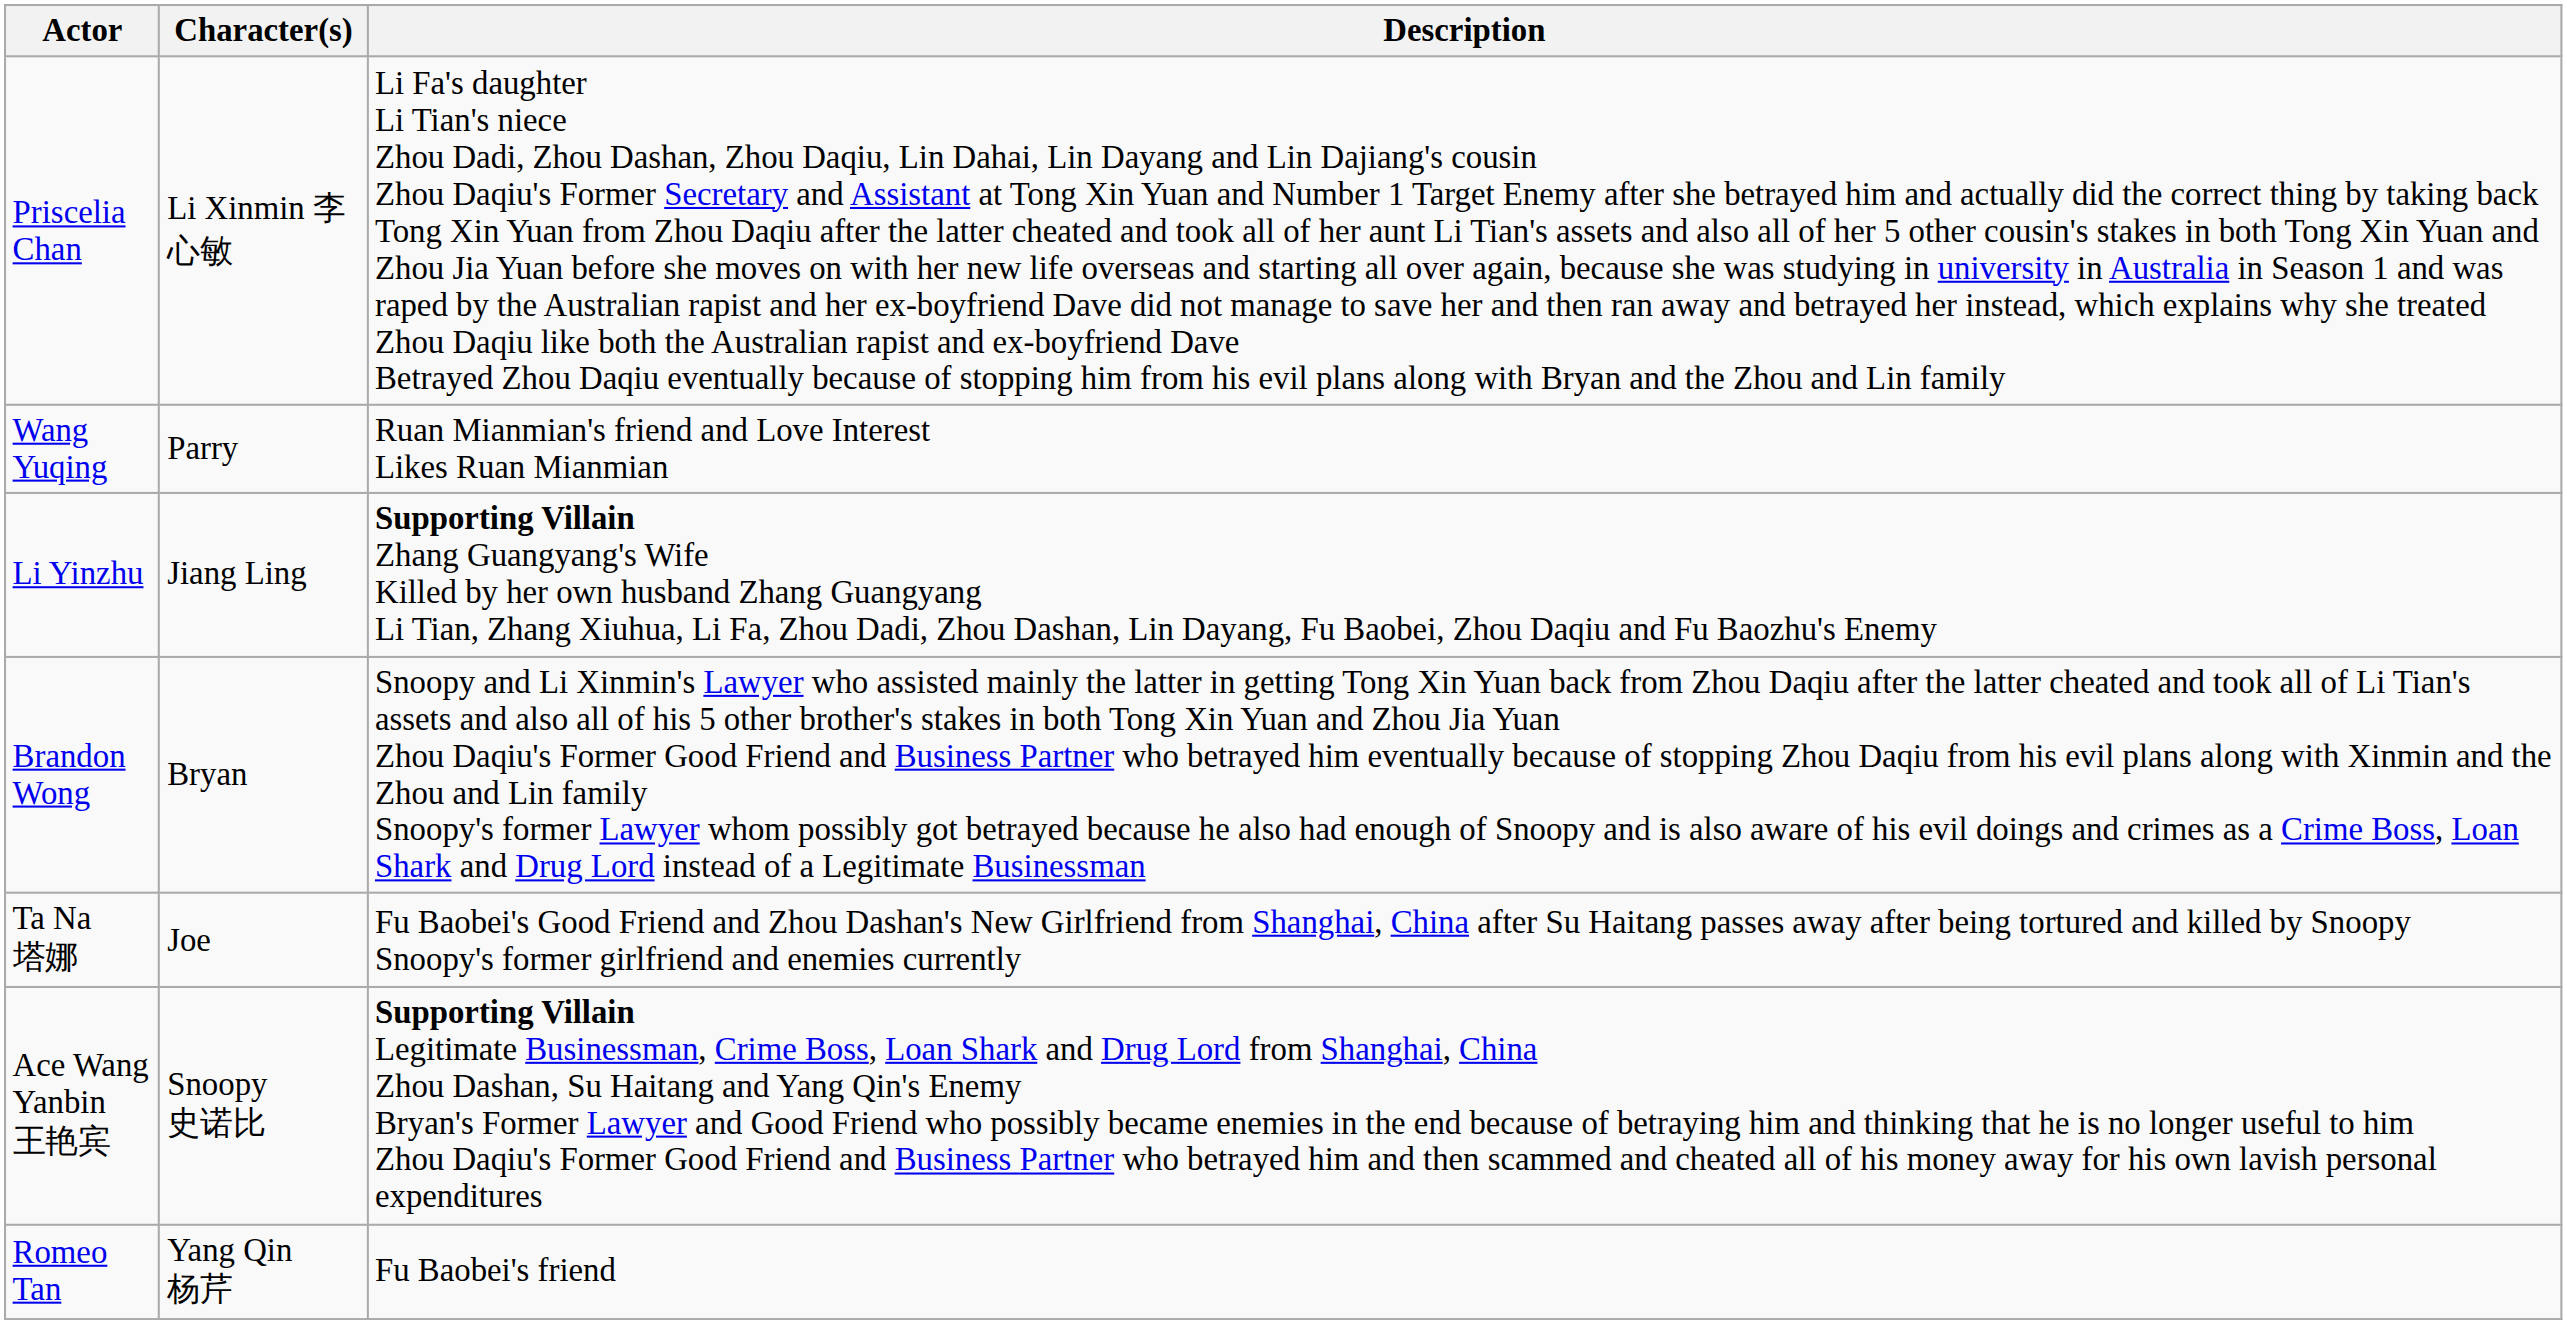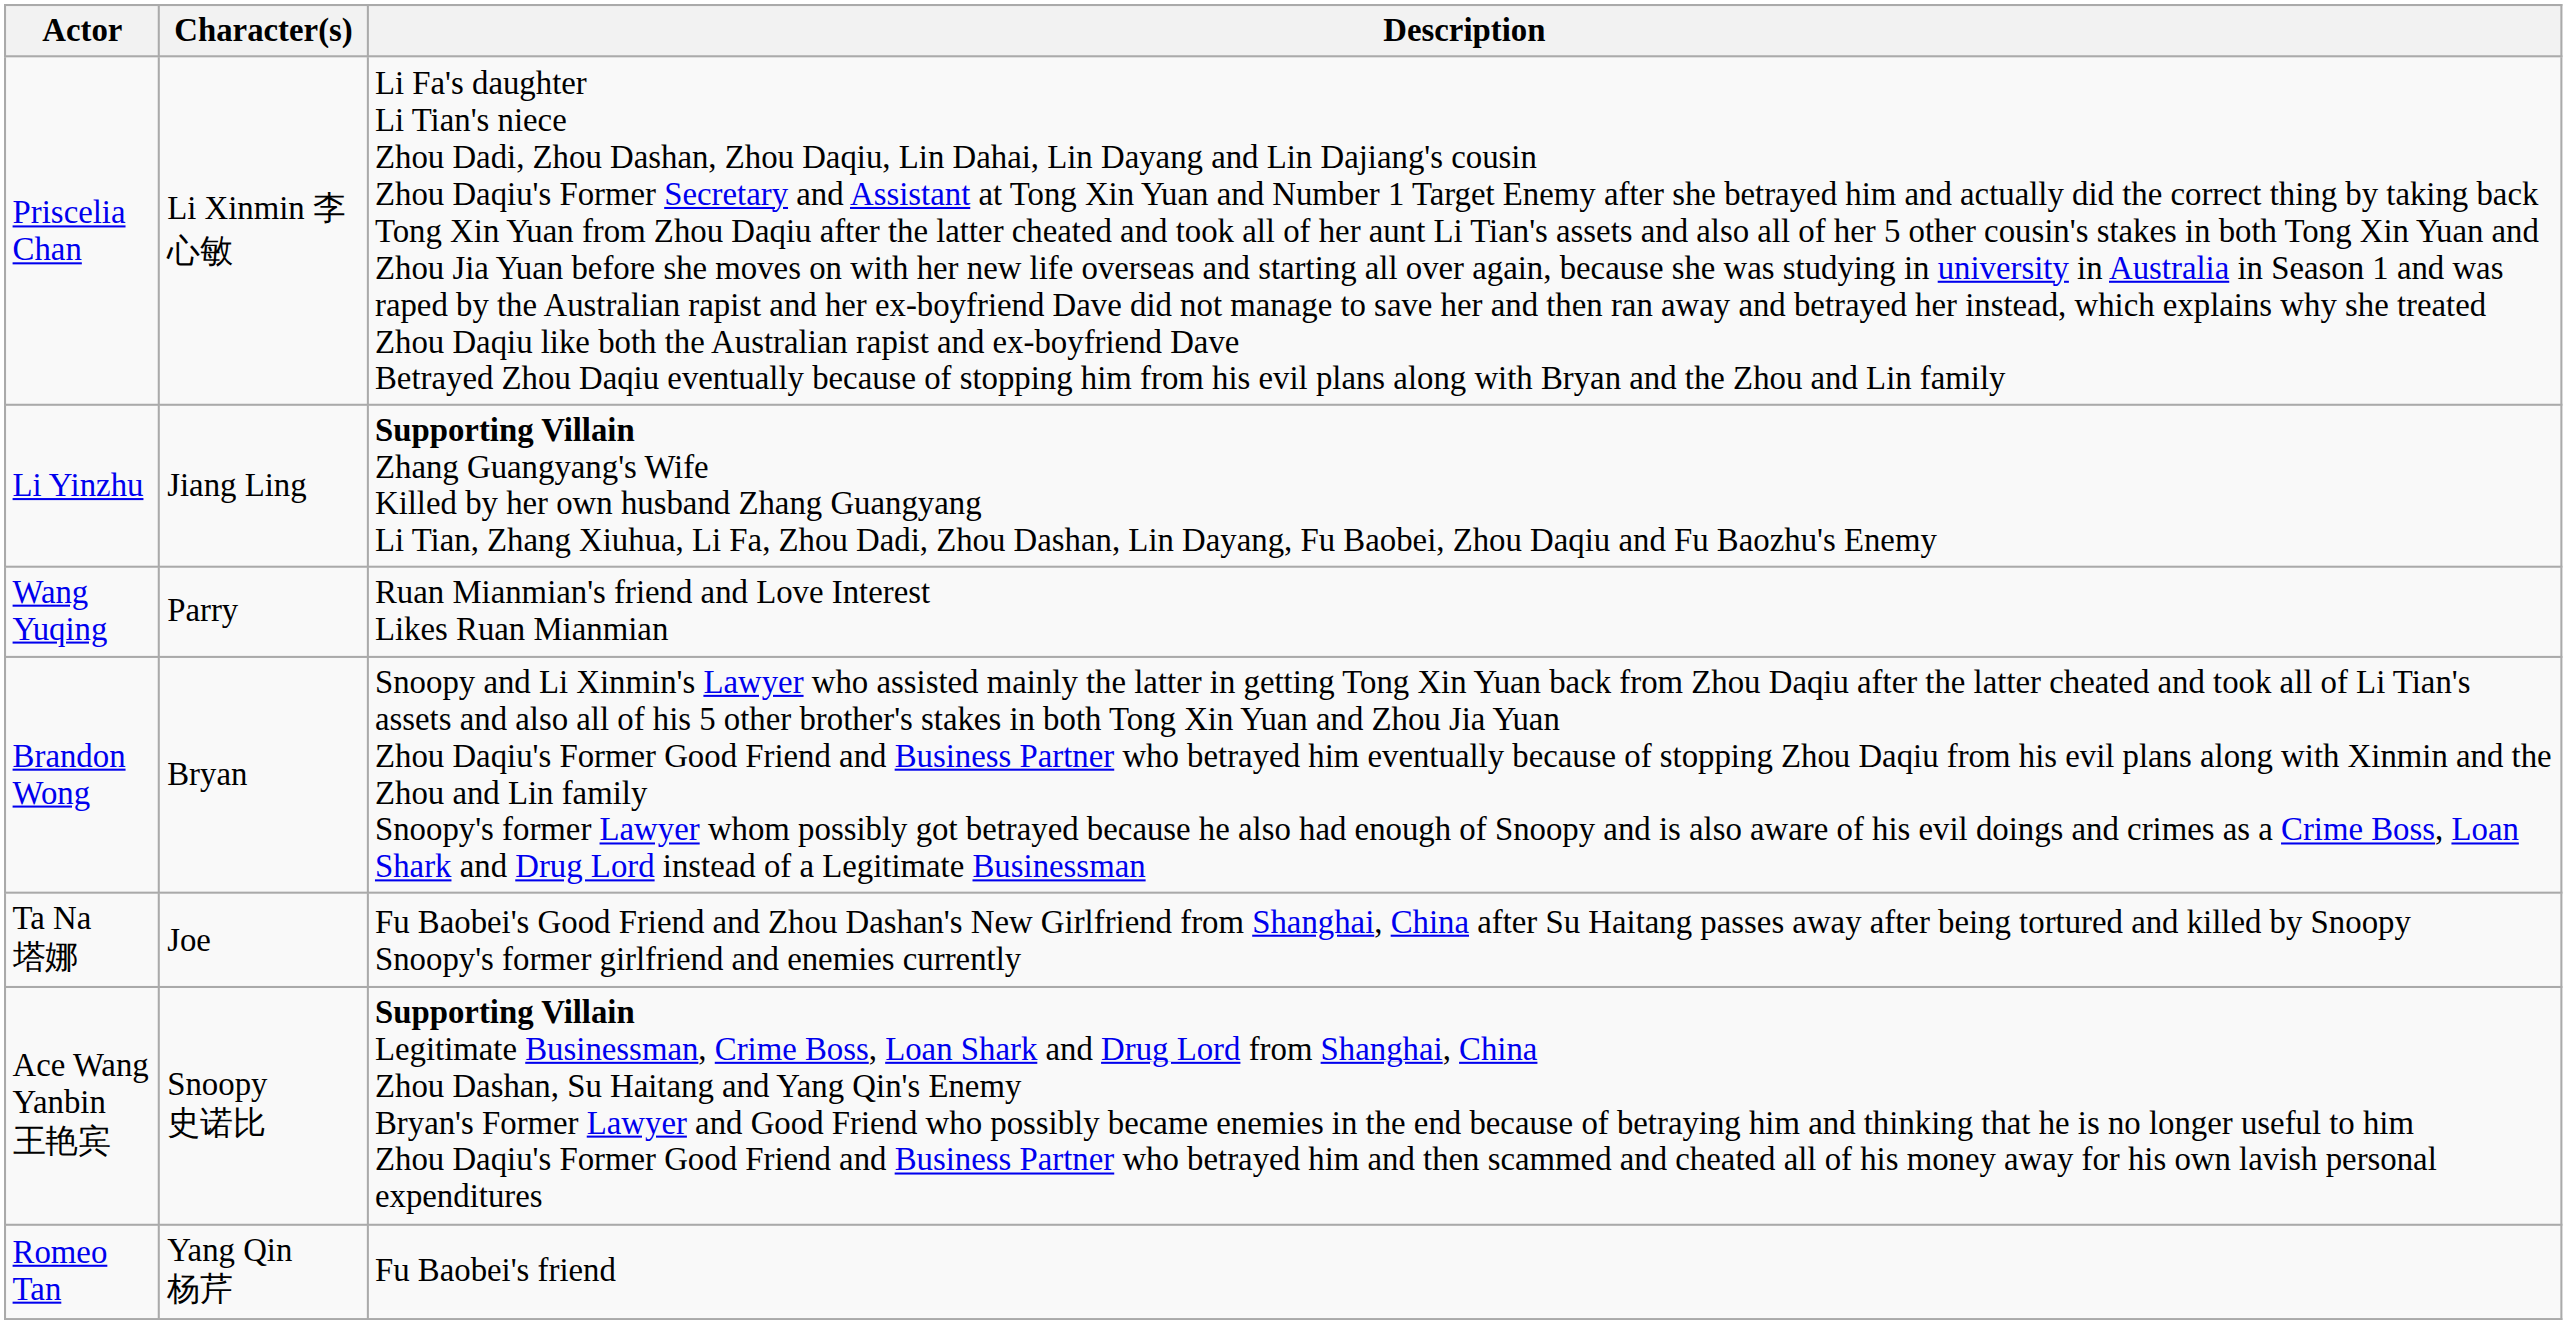rows swapped: (60, 448) <-> (78, 574)
